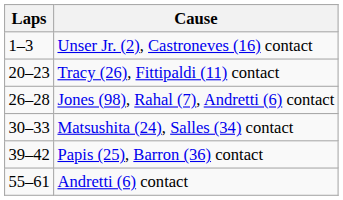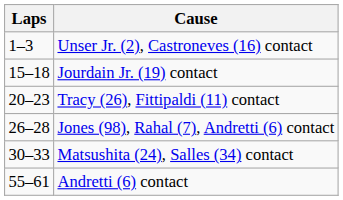+ row: (137, 72)
- row: (160, 154)
